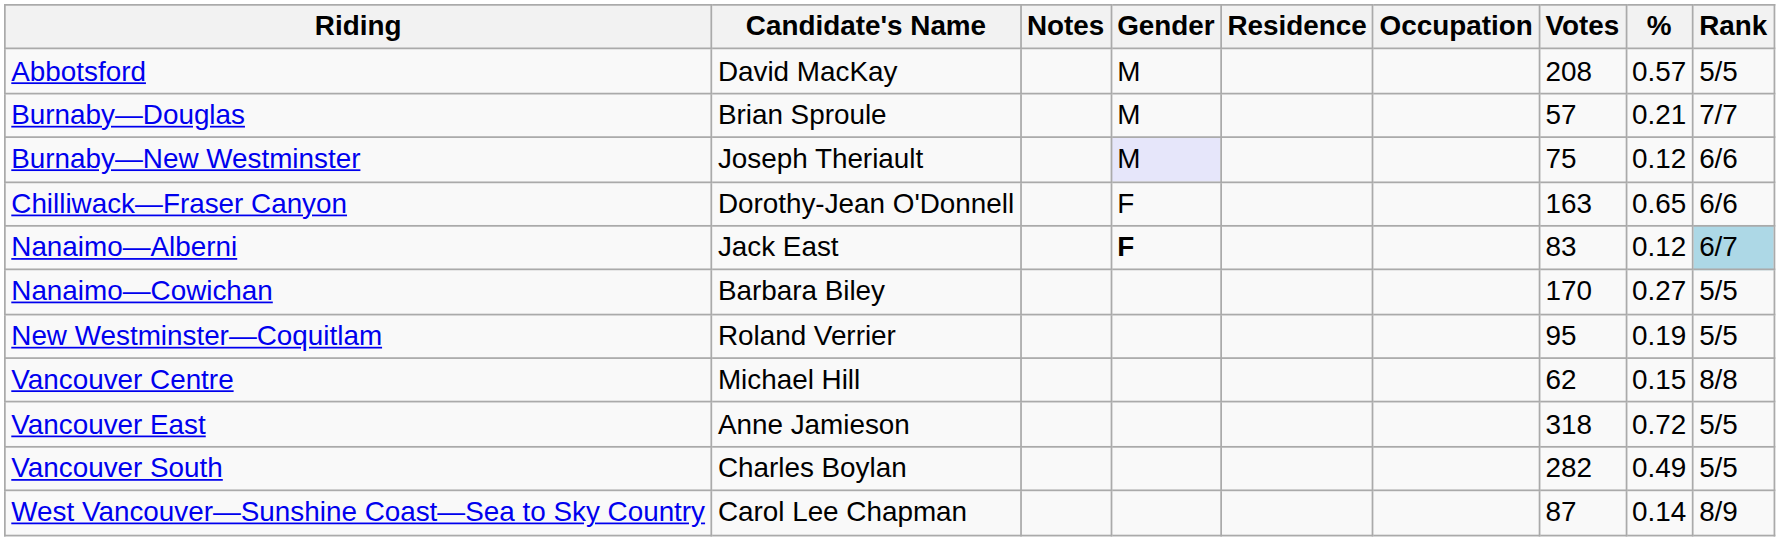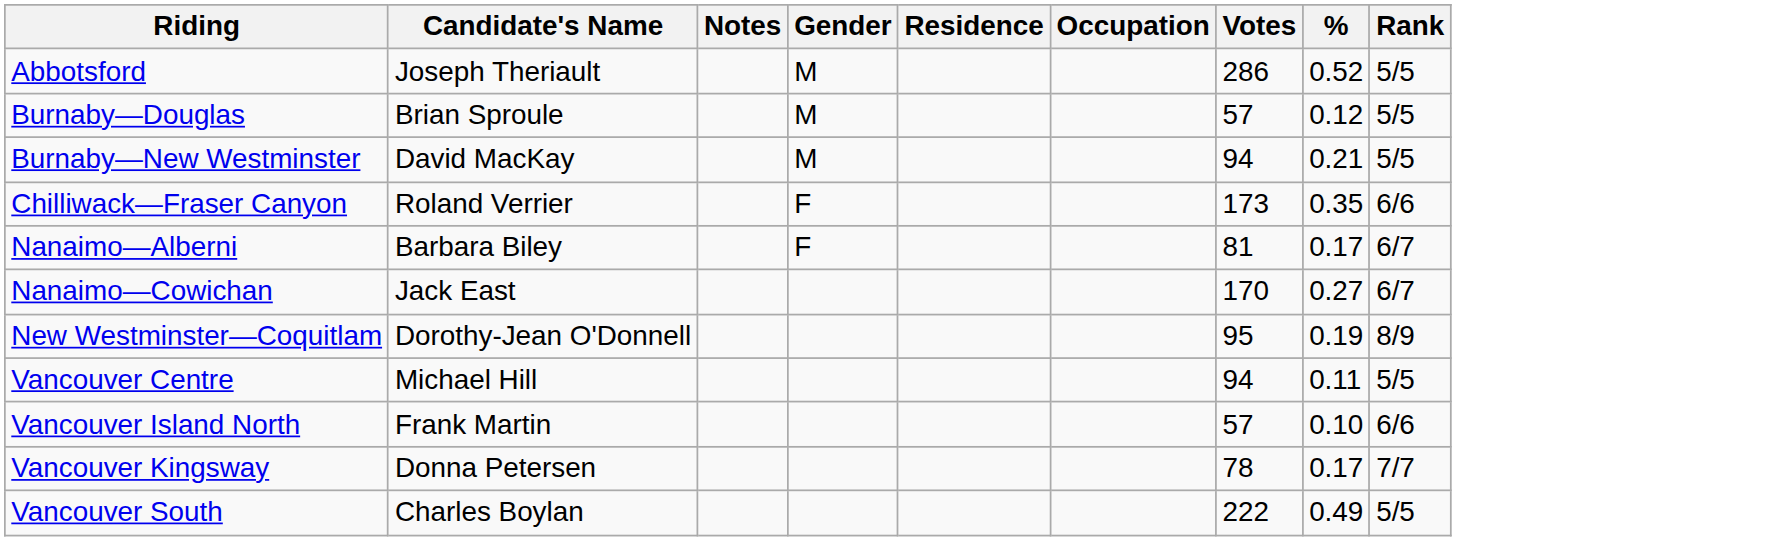(808, 70) David MacKay -> (498, 70) Joseph Theriault
(1569, 70) 208 -> (1246, 70) 286
(1659, 70) 0.57 -> (1336, 70) 0.52
(1659, 114) 0.21 -> (1336, 114) 0.12
(1718, 114) 7/7 -> (1396, 114) 5/5
(821, 159) Joseph Theriault -> (485, 159) David MacKay
(1129, 159) lavender background -> (806, 159) no background
(1561, 159) 75 -> (1238, 159) 94
(1659, 159) 0.12 -> (1336, 159) 0.21
(1718, 159) 6/6 -> (1396, 159) 5/5
(866, 203) Dorothy-Jean O'Donnell -> (484, 203) Roland Verrier
(1569, 203) 163 -> (1246, 203) 173
(1659, 203) 0.65 -> (1336, 203) 0.35
(778, 247) Jack East -> (478, 247) Barbara Biley
(1126, 247) bold -> (803, 247) normal
(1561, 247) 83 -> (1238, 247) 81
(1659, 247) 0.12 -> (1336, 247) 0.17
(1718, 247) lightblue background -> (1396, 247) no background
(801, 291) Barbara Biley -> (455, 291) Jack East
(1718, 291) 5/5 -> (1396, 291) 6/7
(807, 335) Roland Verrier -> (543, 335) Dorothy-Jean O'Donnell
(1718, 335) 5/5 -> (1396, 335) 8/9
(1561, 379) 62 -> (1238, 379) 94
(1659, 379) 0.15 -> (1335, 379) 0.11
(1718, 379) 8/8 -> (1396, 379) 5/5
- row: (109, 423)
+ row: (156, 423)
+ row: (140, 468)
(1569, 468) 282 -> (1246, 512) 222
- row: (358, 512)
